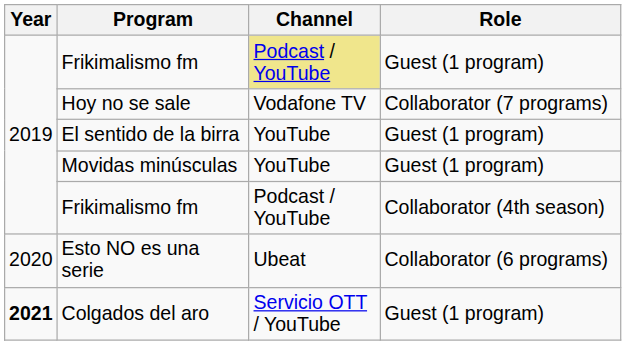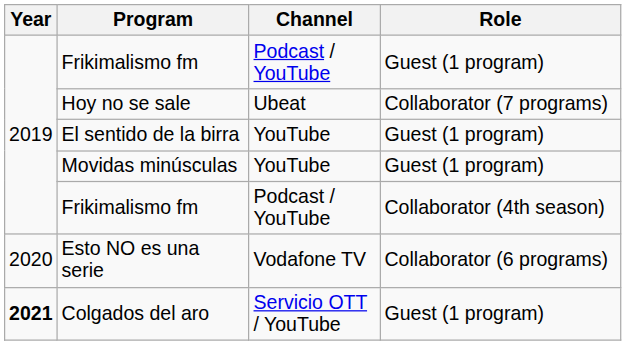(294, 61) khaki background -> (294, 61) no background
(310, 103) Vodafone TV -> (280, 103) Ubeat
(280, 260) Ubeat -> (310, 260) Vodafone TV
